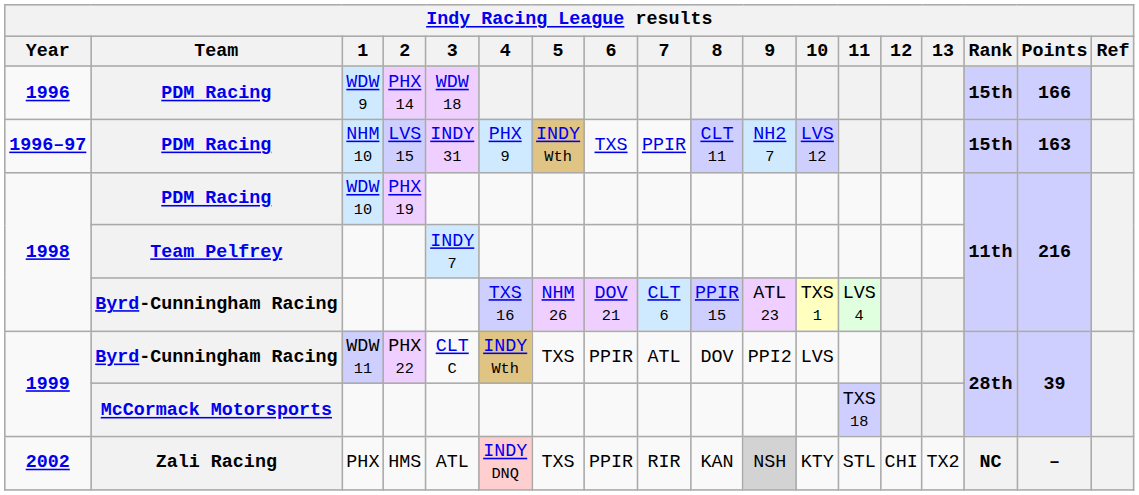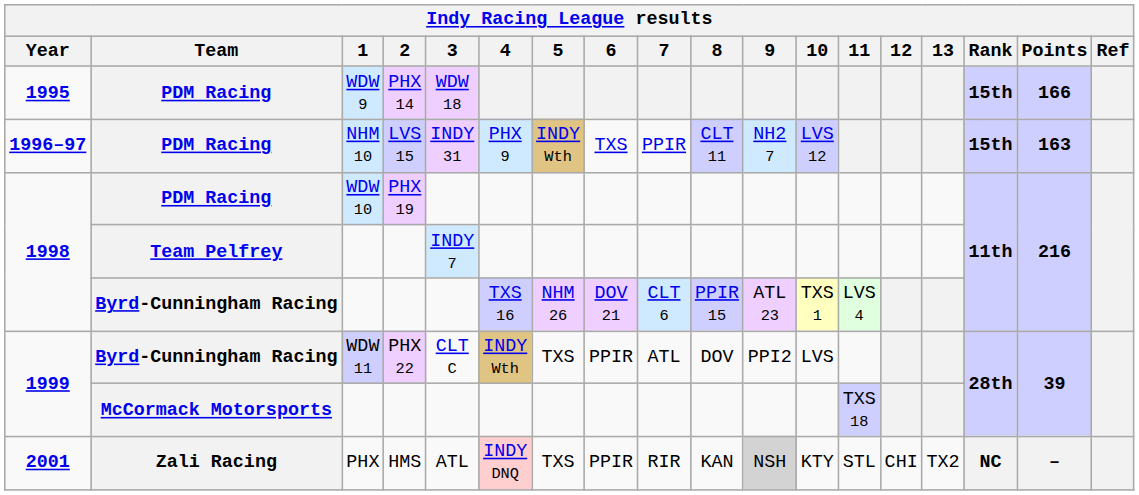(48, 93) 1996 -> (48, 93) 1995
(48, 462) 2002 -> (48, 462) 2001
